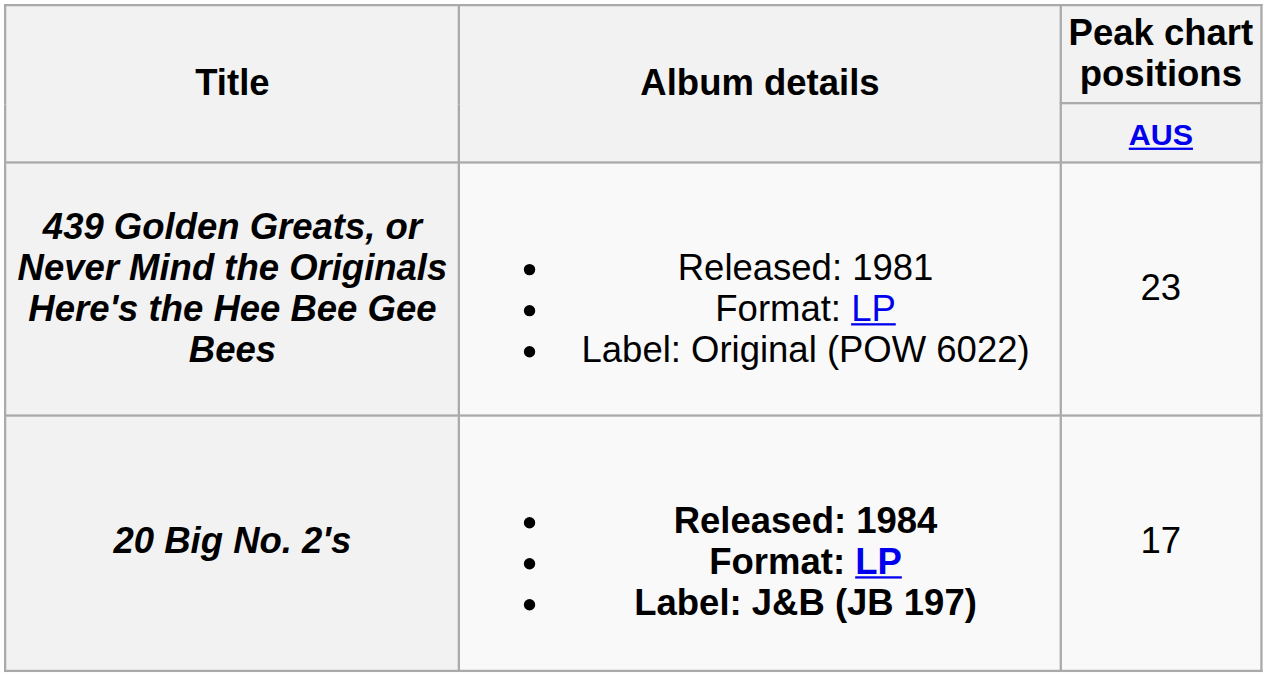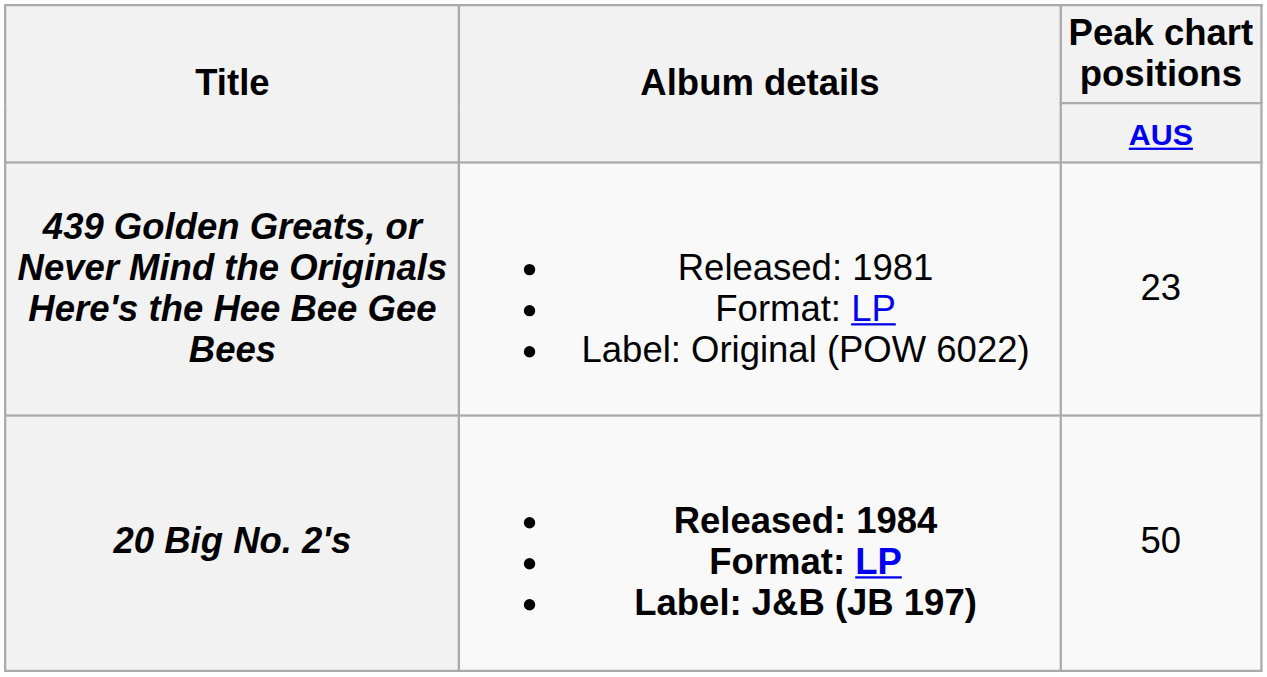(1161, 542) 17 -> (1161, 542) 50
